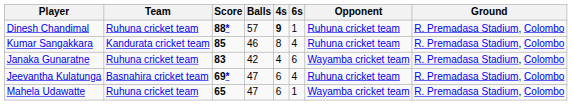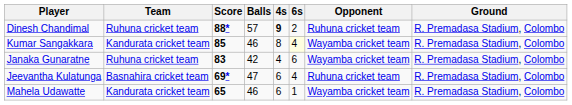(294, 28) 1 -> (294, 28) 2
(294, 44) no background -> (294, 44) lightyellow background
(354, 44) Ruhuna cricket team -> (358, 44) Wayamba cricket team
(152, 92) Ruhuna cricket team -> (158, 92) Kandurata cricket team
(253, 92) 47 -> (253, 92) 46
